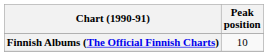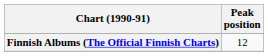(242, 42) 10 -> (242, 42) 12
